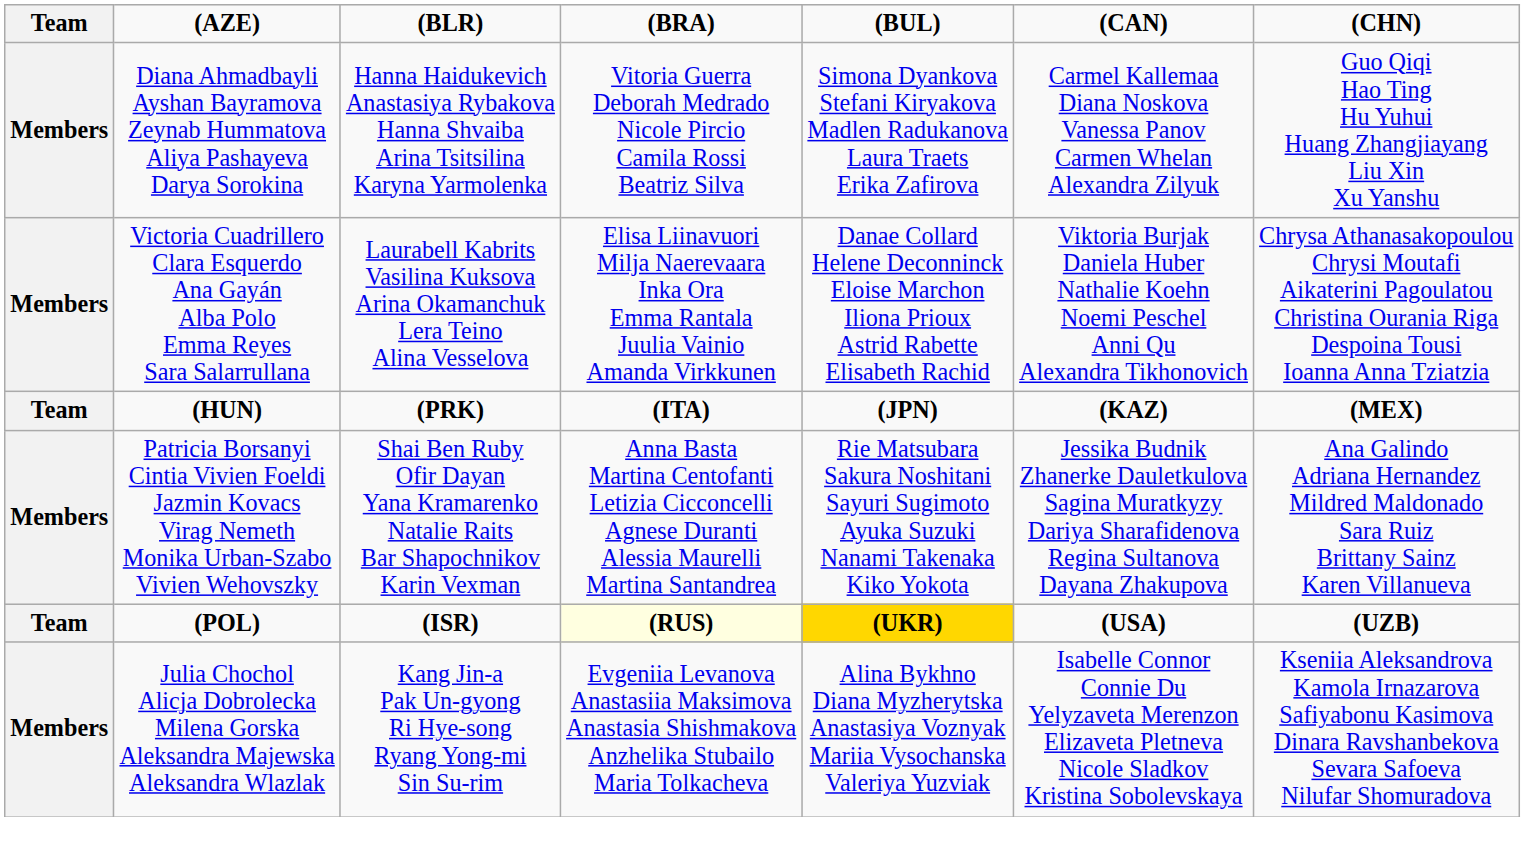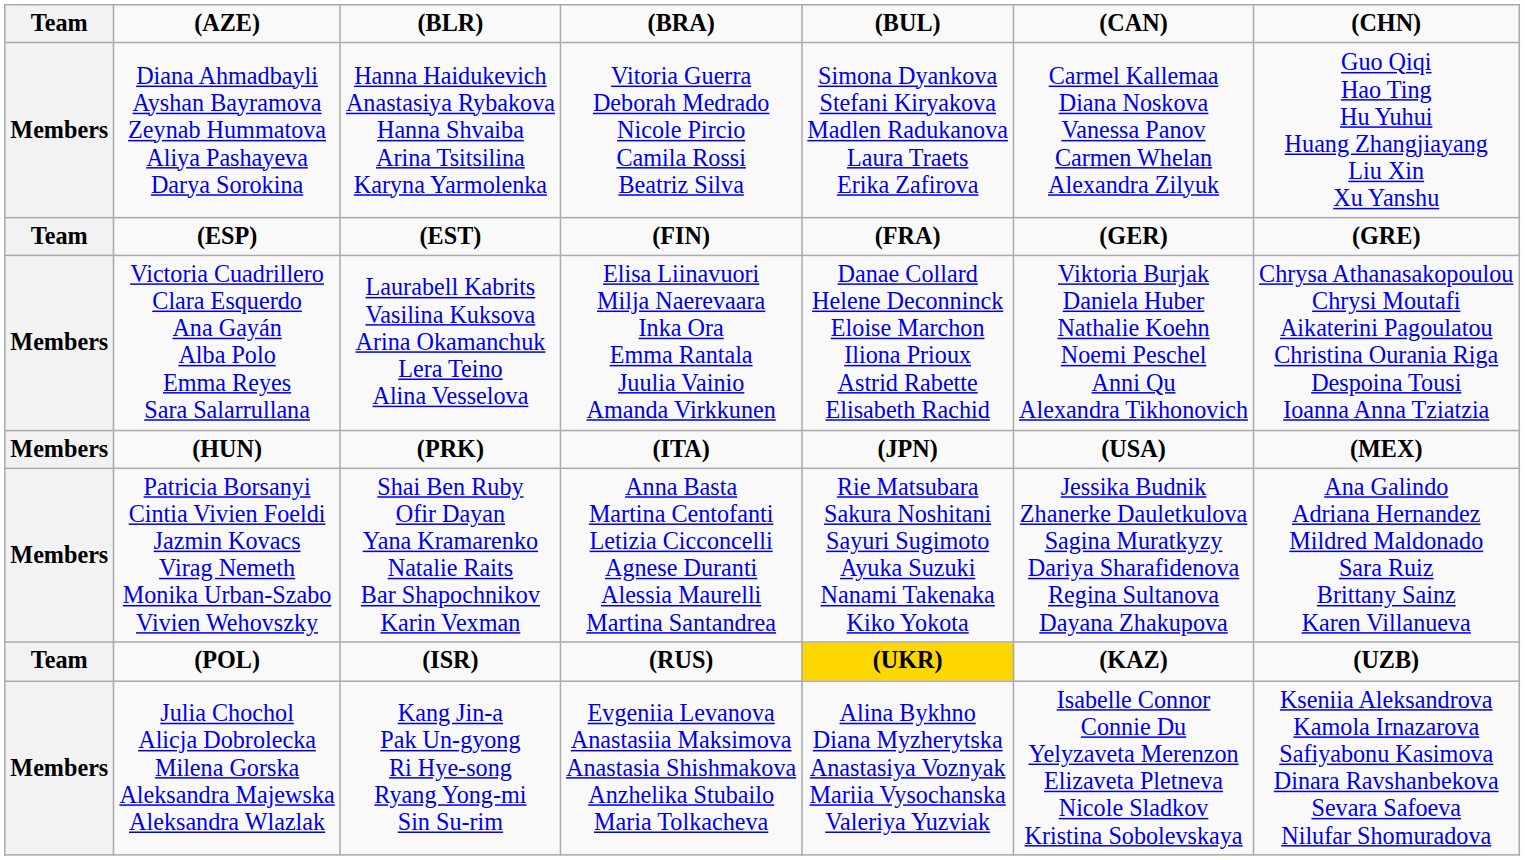+ row: (227, 236)
(59, 410) Team -> (59, 448) Members
(1134, 410) (KAZ) -> (1134, 448) (USA)
(681, 622) lightyellow background -> (681, 661) no background
(1134, 622) (USA) -> (1134, 661) (KAZ)
